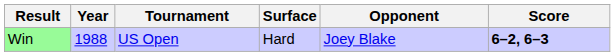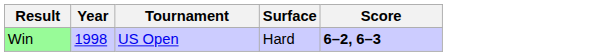- column: (404, 16)
(91, 39) 1988 -> (91, 39) 1998
